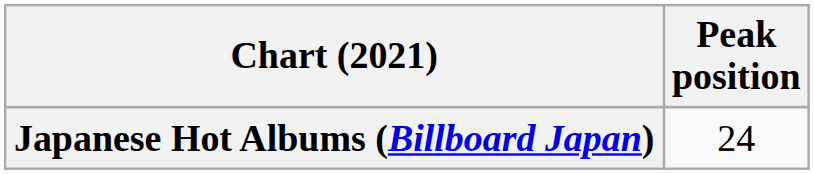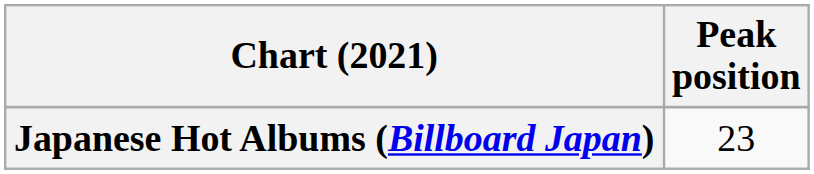(736, 137) 24 -> (736, 137) 23
